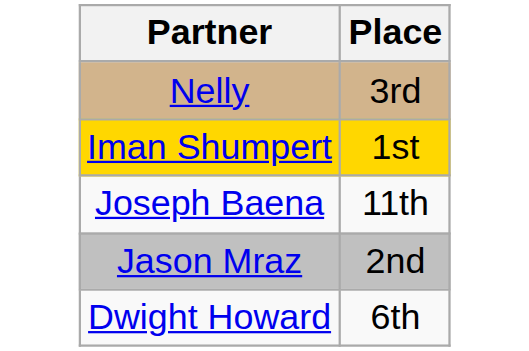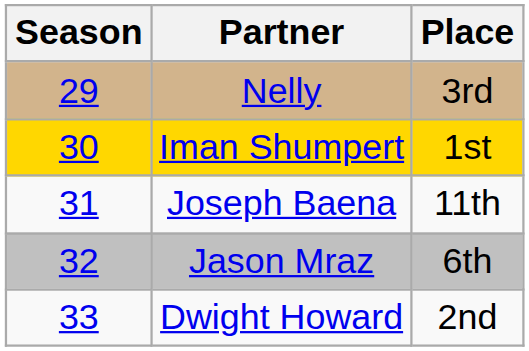+ column: (79, 32)
(395, 260) 2nd -> (467, 260) 6th
(395, 317) 6th -> (467, 317) 2nd
